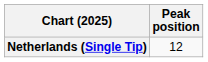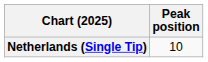(176, 47) 12 -> (176, 47) 10
